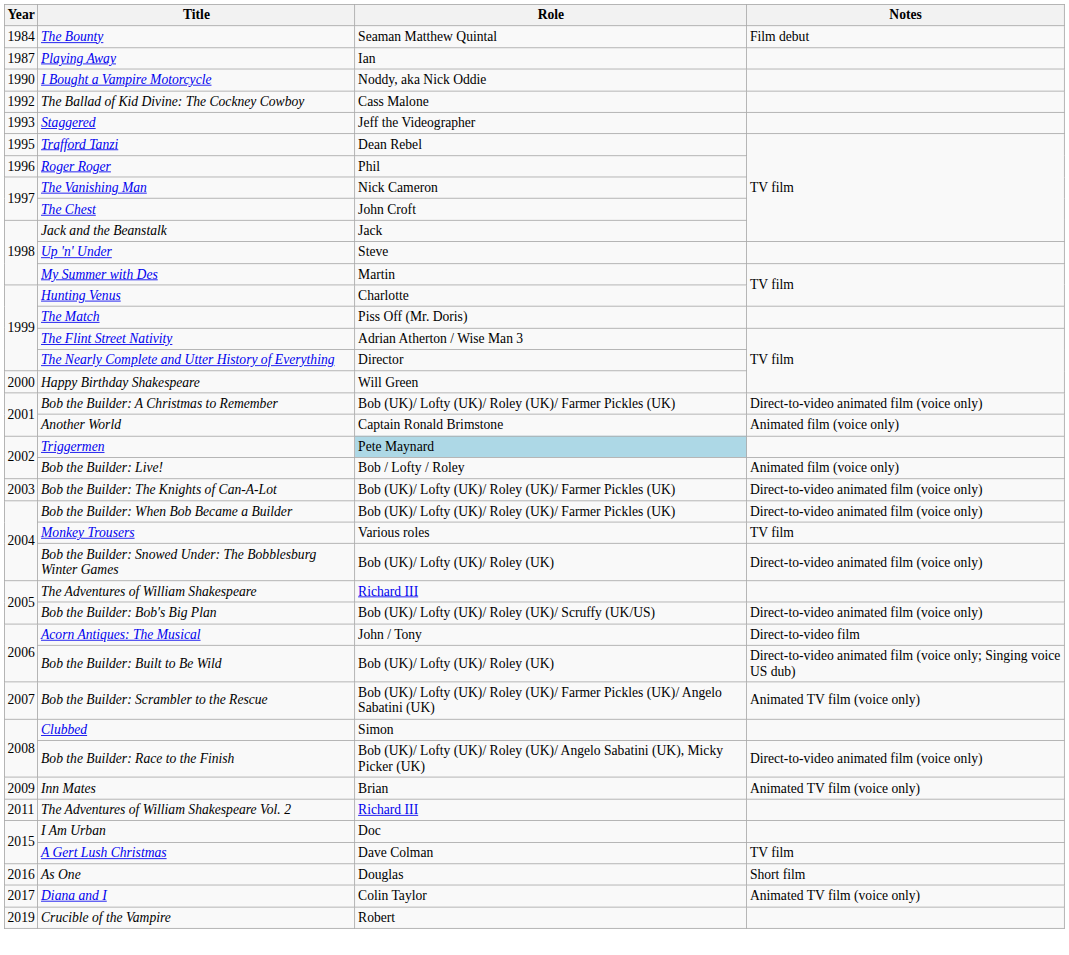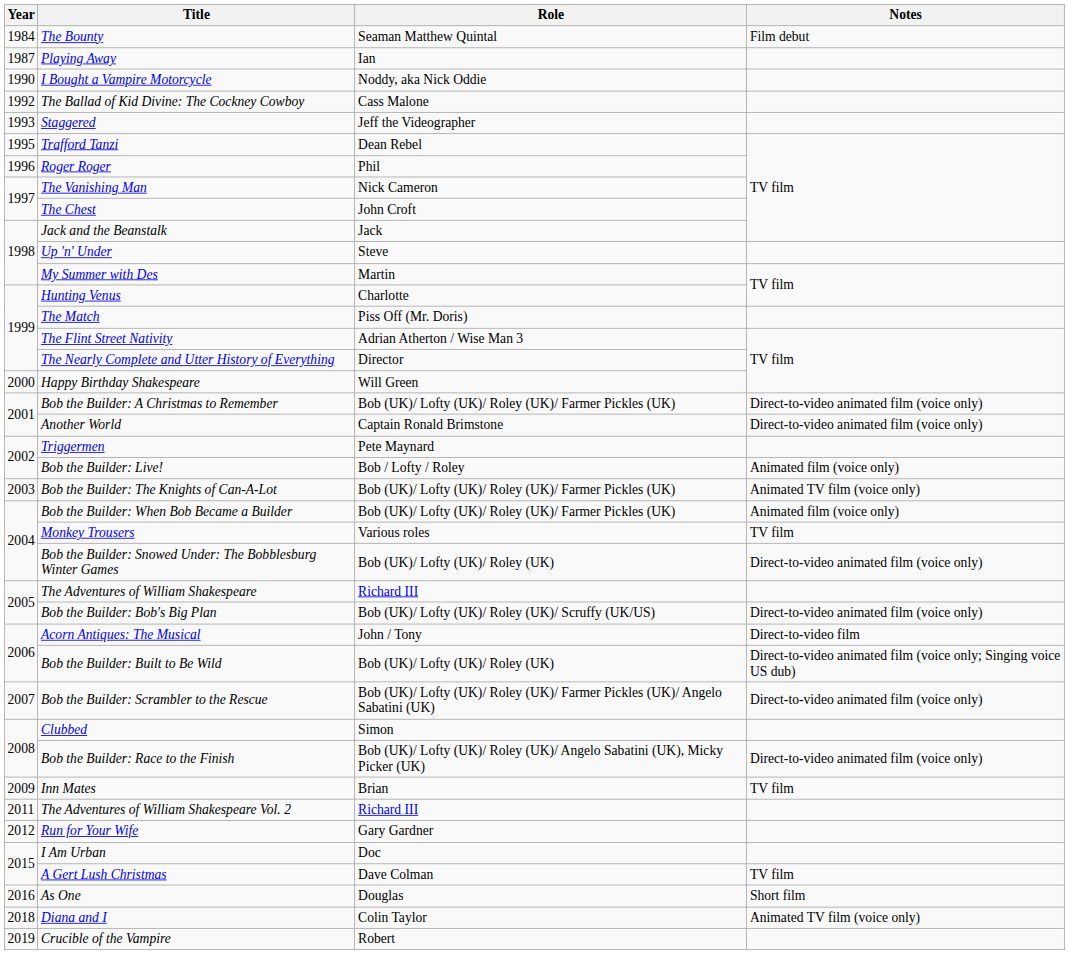(824, 425) Animated film (voice only) -> (866, 425) Direct-to-video animated film (voice only)
(396, 446) lightblue background -> (396, 446) no background
(866, 489) Direct-to-video animated film (voice only) -> (835, 489) Animated TV film (voice only)
(866, 511) Direct-to-video animated film (voice only) -> (824, 511) Animated film (voice only)
(835, 700) Animated TV film (voice only) -> (866, 700) Direct-to-video animated film (voice only)
(835, 788) Animated TV film (voice only) -> (772, 788) TV film
+ row: (90, 831)
(21, 896) 2017 -> (21, 917) 2018
